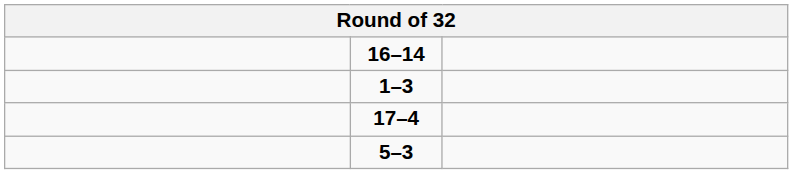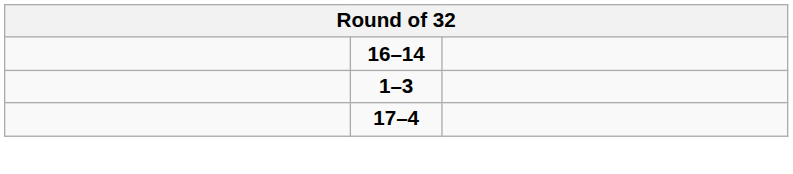- row: (396, 151)
